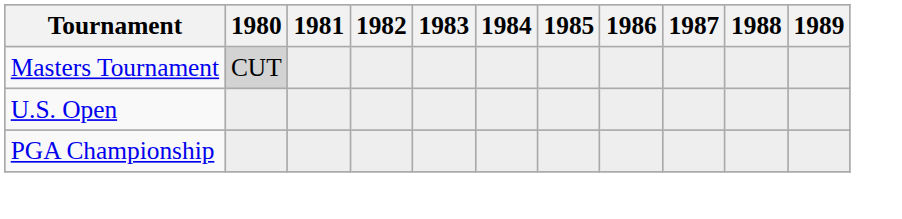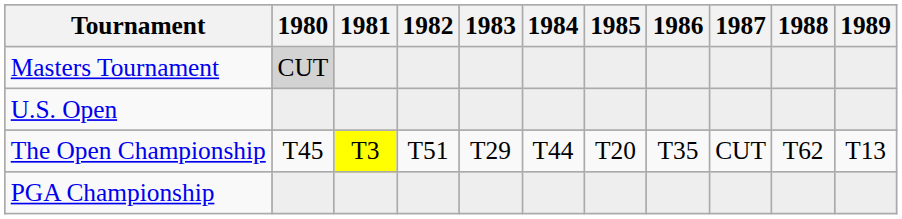+ row: (138, 151)
